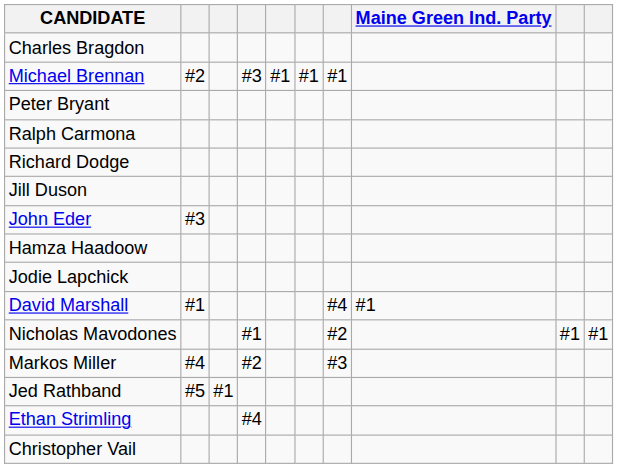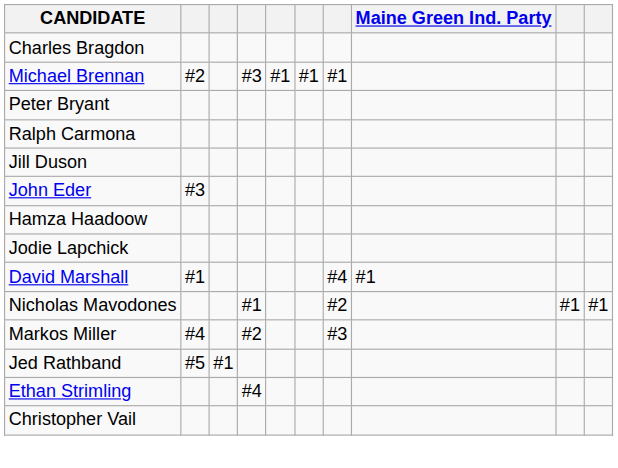- row: (69, 162)
